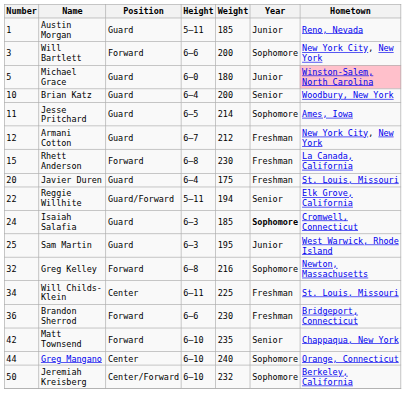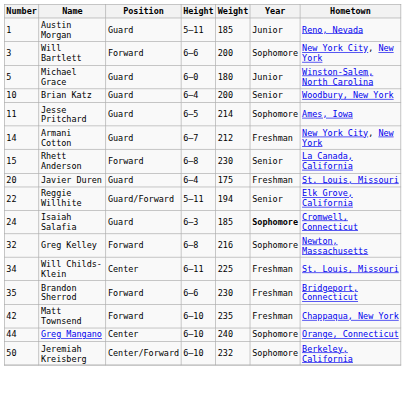(338, 77) pink background -> (338, 77) no background
(11, 138) 12 -> (11, 138) 14
(273, 161) Freshman -> (268, 161) Senior
- row: (66, 246)
(11, 316) 36 -> (11, 293) 35
(268, 340) Senior -> (273, 316) Freshman
